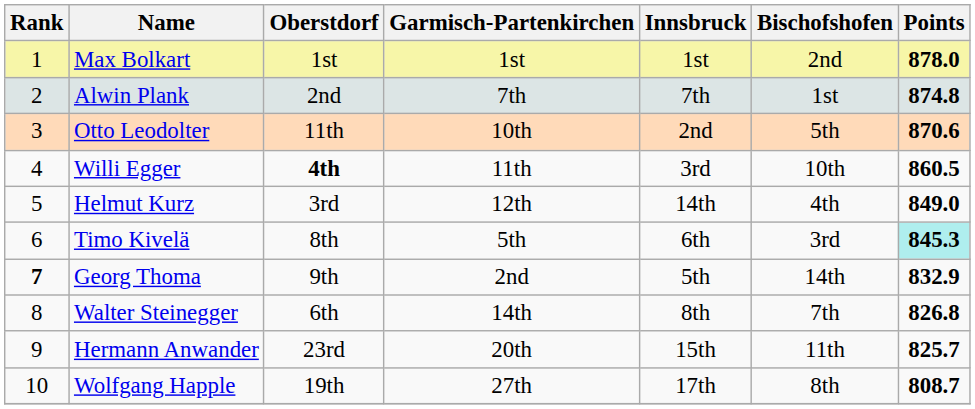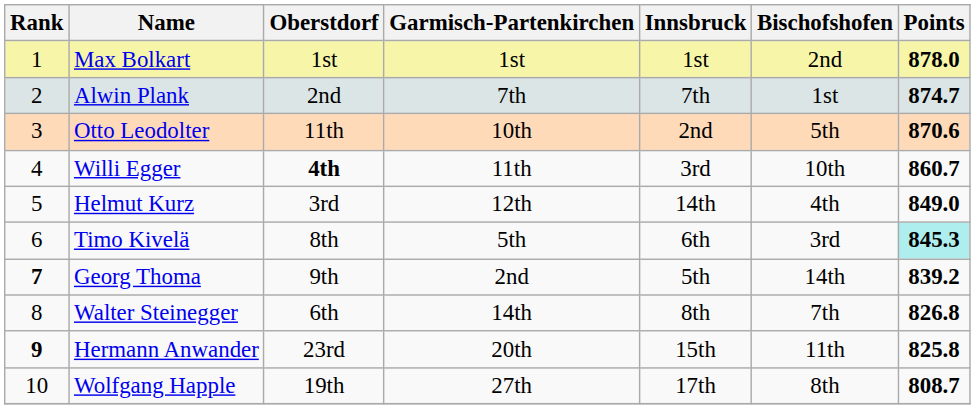(934, 95) 874.8 -> (934, 95) 874.7
(934, 167) 860.5 -> (934, 167) 860.7
(934, 276) 832.9 -> (934, 276) 839.2
(37, 349) normal -> (37, 349) bold
(934, 349) 825.7 -> (934, 349) 825.8
